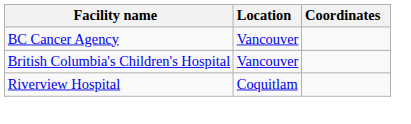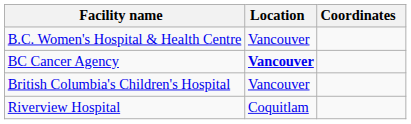+ row: (125, 38)
(268, 38) normal -> (281, 61) bold
